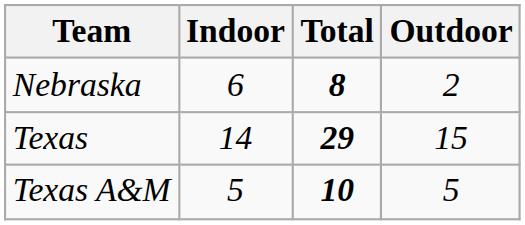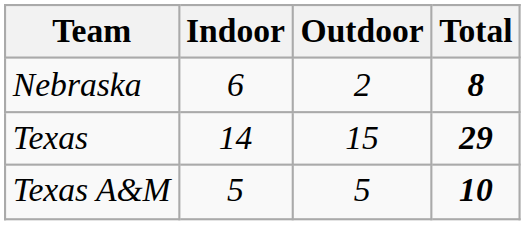columns swapped: (451, 31) <-> (337, 31)
